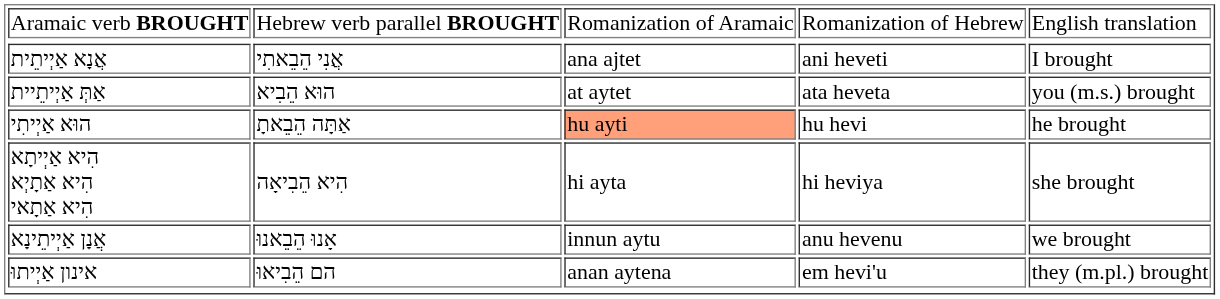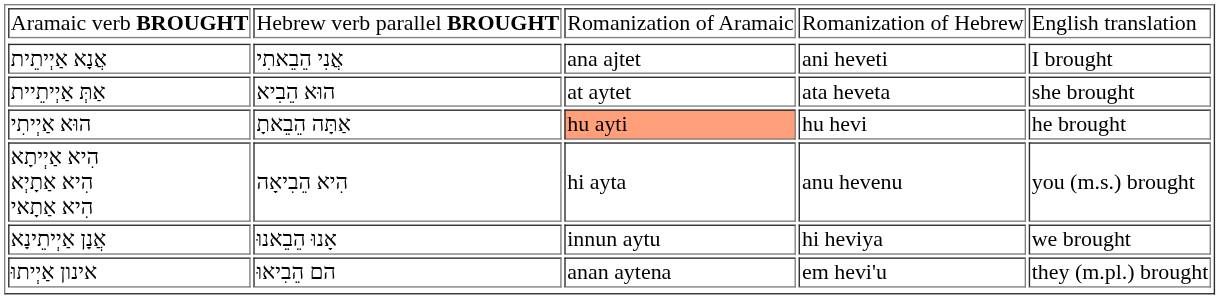(1113, 91) you (m.s.) brought -> (1083, 91) she brought
(842, 181) hi heviya -> (852, 181) anu hevenu
(1083, 181) she brought -> (1113, 181) you (m.s.) brought
(852, 239) anu hevenu -> (842, 239) hi heviya
